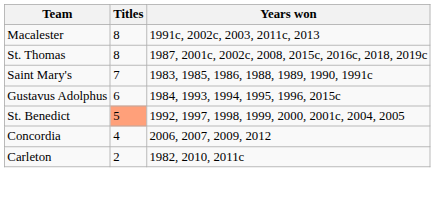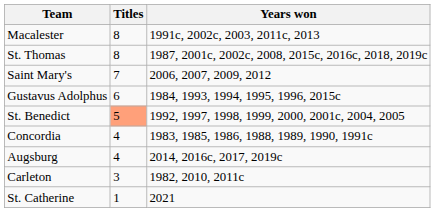(261, 75) 1983, 1985, 1986, 1988, 1989, 1990, 1991c -> (210, 75) 2006, 2007, 2009, 2012
(210, 136) 2006, 2007, 2009, 2012 -> (261, 136) 1983, 1985, 1986, 1988, 1989, 1990, 1991c
+ row: (32, 156)
(116, 156) 2 -> (116, 177) 3
+ row: (41, 197)
